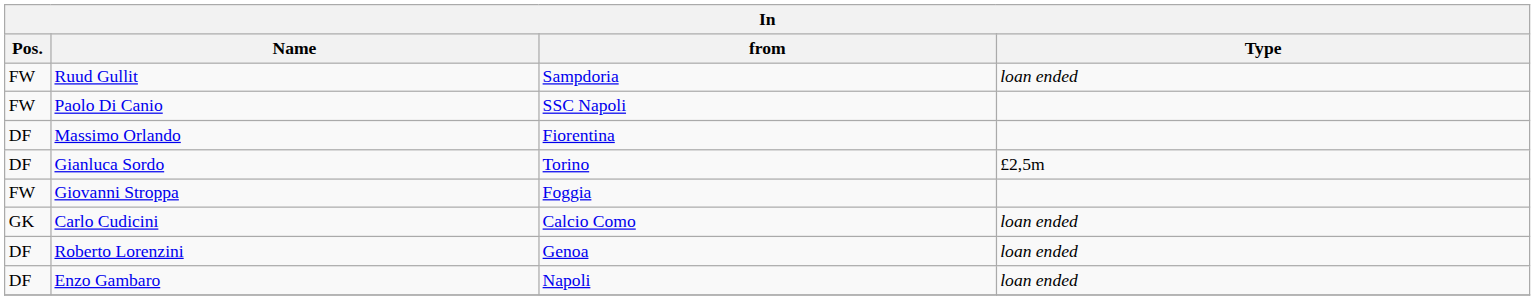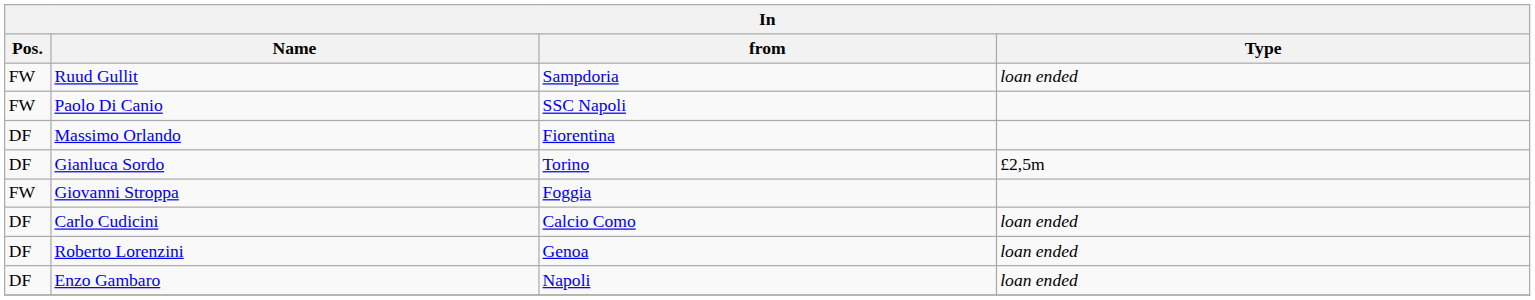(21, 222) GK -> (20, 222) DF
